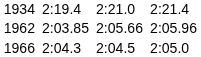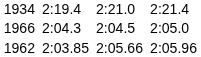rows swapped: (19, 28) <-> (19, 48)
